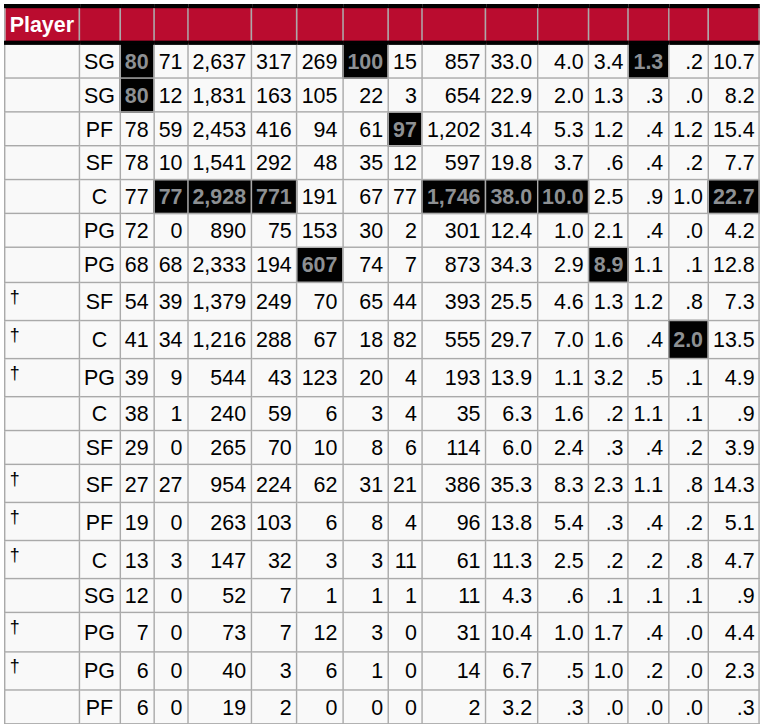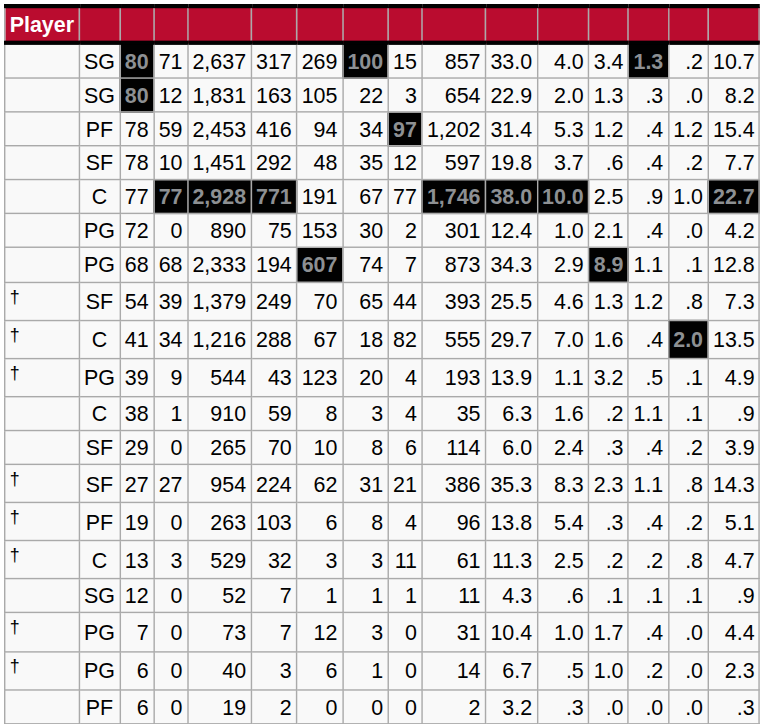(371, 129) 61 -> (371, 129) 34
(219, 163) 1,541 -> (219, 163) 1,451
(228, 414) 240 -> (228, 414) 910
(331, 414) 6 -> (331, 414) 8
(228, 560) 147 -> (228, 560) 529
